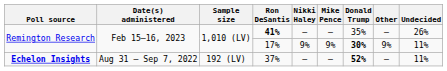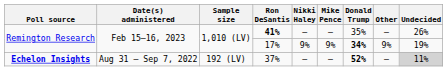(358, 45) 30% -> (358, 45) 34%
(421, 45) 11% -> (421, 45) 19%
(421, 59) no background -> (421, 59) lightgrey background
